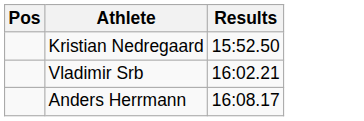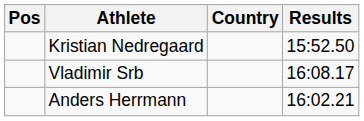+ column: (245, 18)
(246, 73) 16:02.21 -> (321, 73) 16:08.17
(246, 101) 16:08.17 -> (321, 101) 16:02.21
